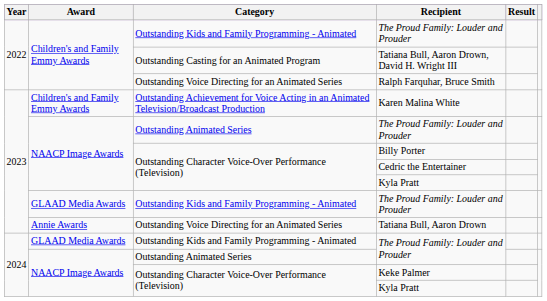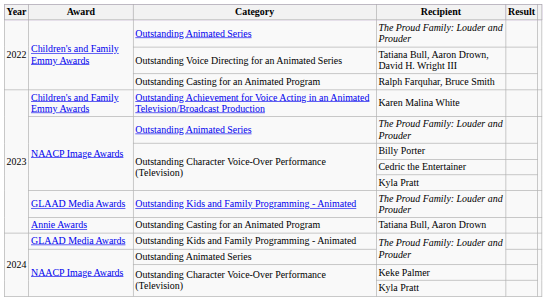(246, 33) Outstanding Kids and Family Programming - Animated -> (193, 33) Outstanding Animated Series
(228, 60) Outstanding Casting for an Animated Program -> (239, 60) Outstanding Voice Directing for an Animated Series
(239, 81) Outstanding Voice Directing for an Animated Series -> (228, 81) Outstanding Casting for an Animated Program
(239, 225) Outstanding Voice Directing for an Animated Series -> (228, 225) Outstanding Casting for an Animated Program
